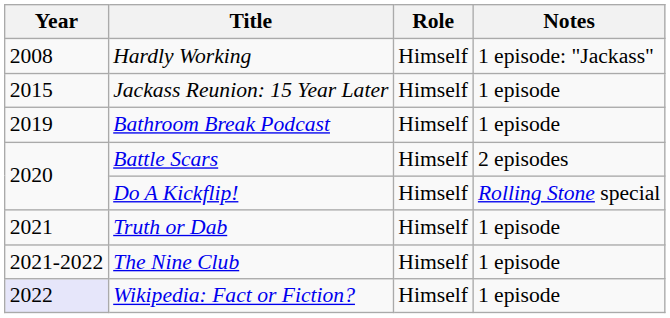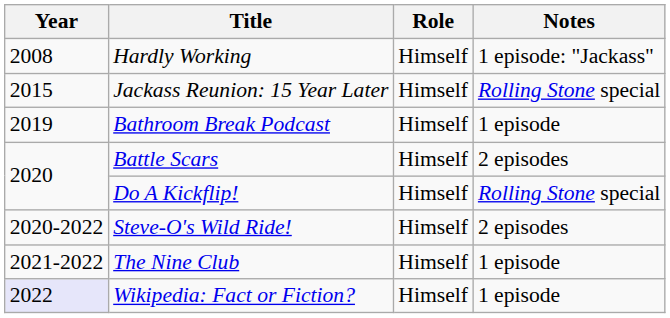(519, 90) 1 episode -> (569, 90) Rolling Stone special
+ row: (202, 227)
- row: (170, 227)
